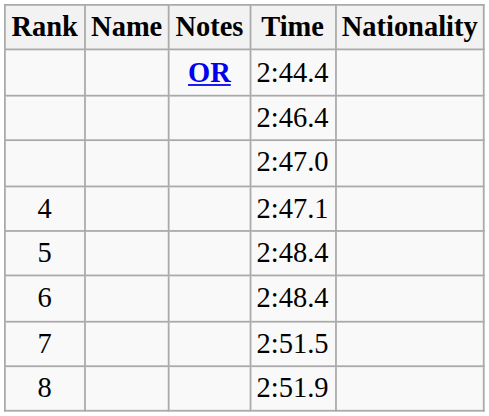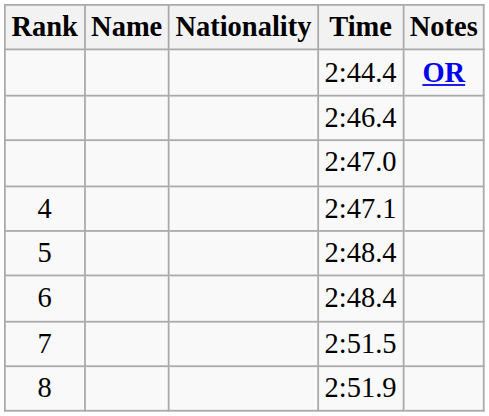columns swapped: (410, 27) <-> (209, 27)
